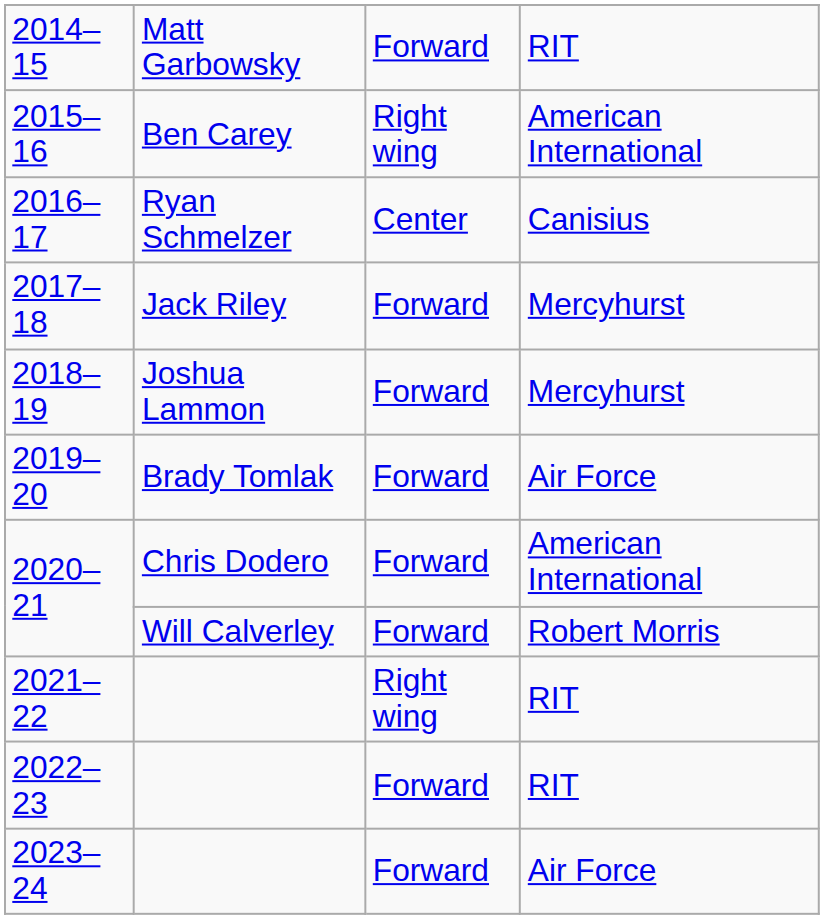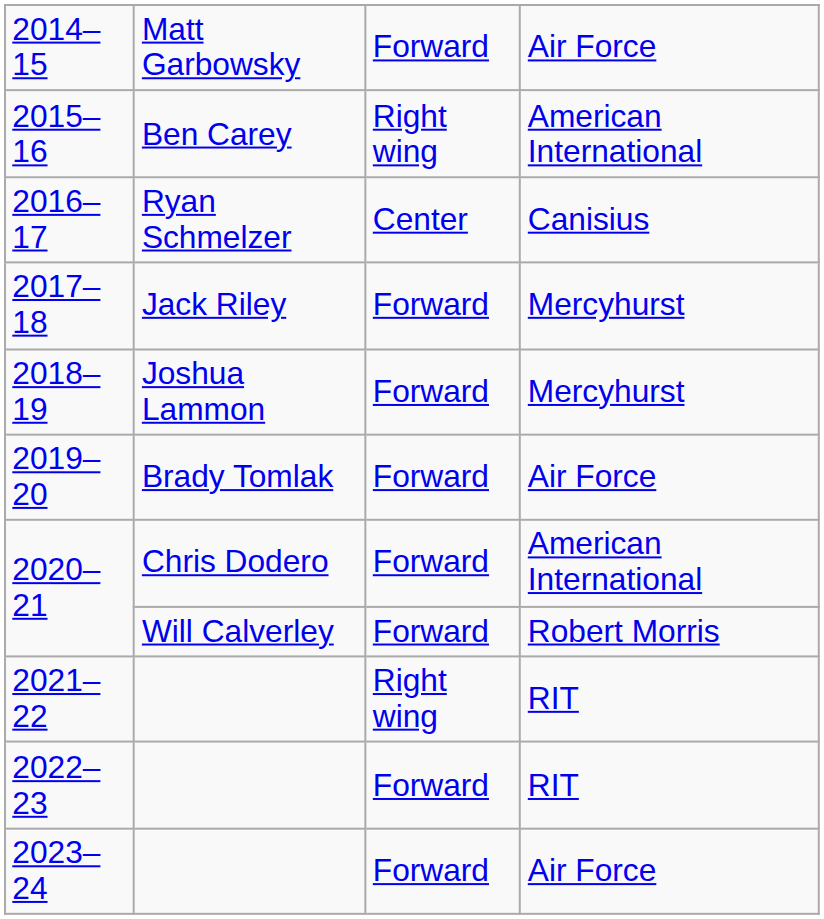(553, 47) RIT -> (592, 47) Air Force
